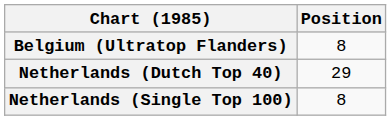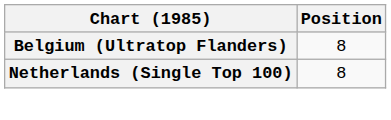- row: (151, 74)
